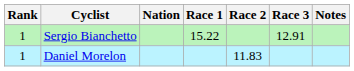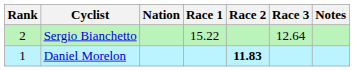(23, 35) 1 -> (23, 35) 2
(291, 35) 12.91 -> (291, 35) 12.64
(248, 55) normal -> (248, 55) bold
